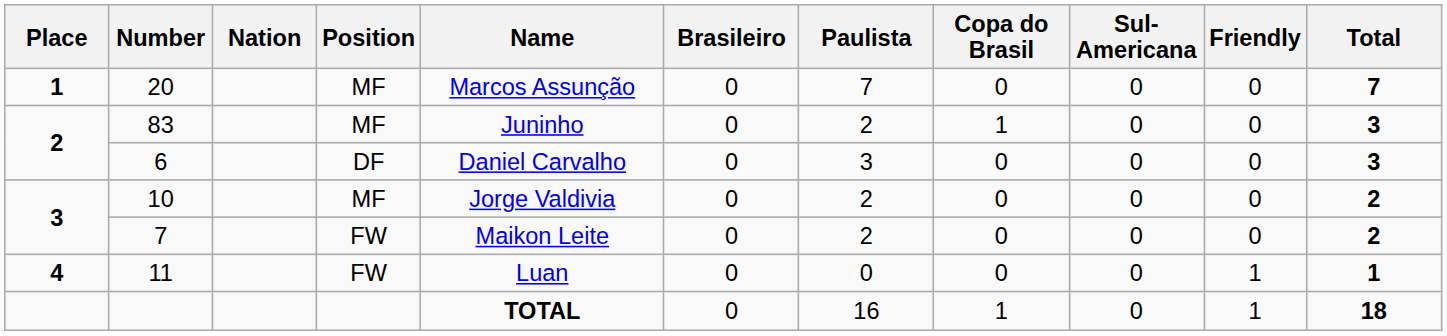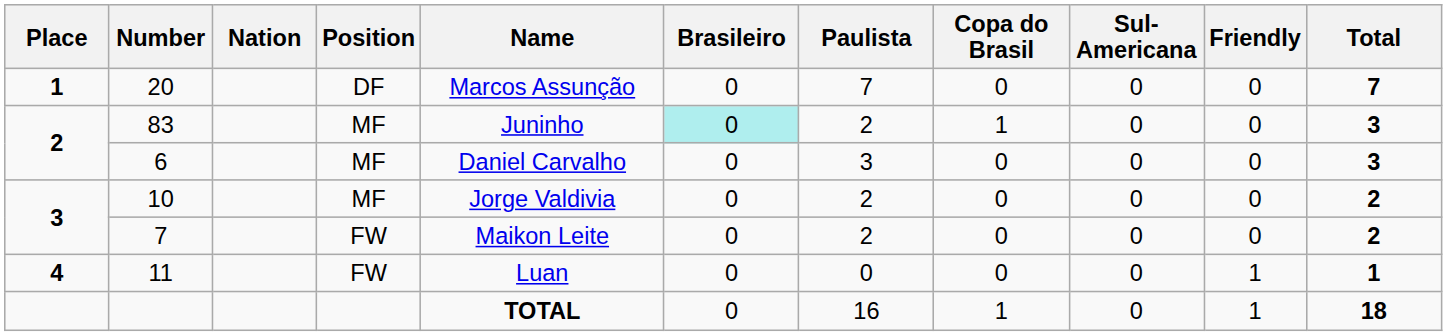(369, 87) MF -> (369, 87) DF
(731, 125) no background -> (731, 125) paleturquoise background
(369, 162) DF -> (369, 162) MF
